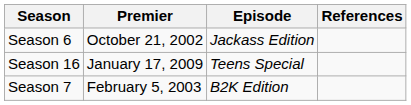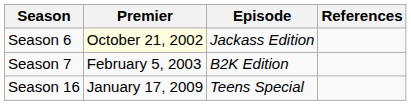(145, 40) no background -> (145, 40) lightyellow background
rows swapped: (40, 87) <-> (44, 64)
